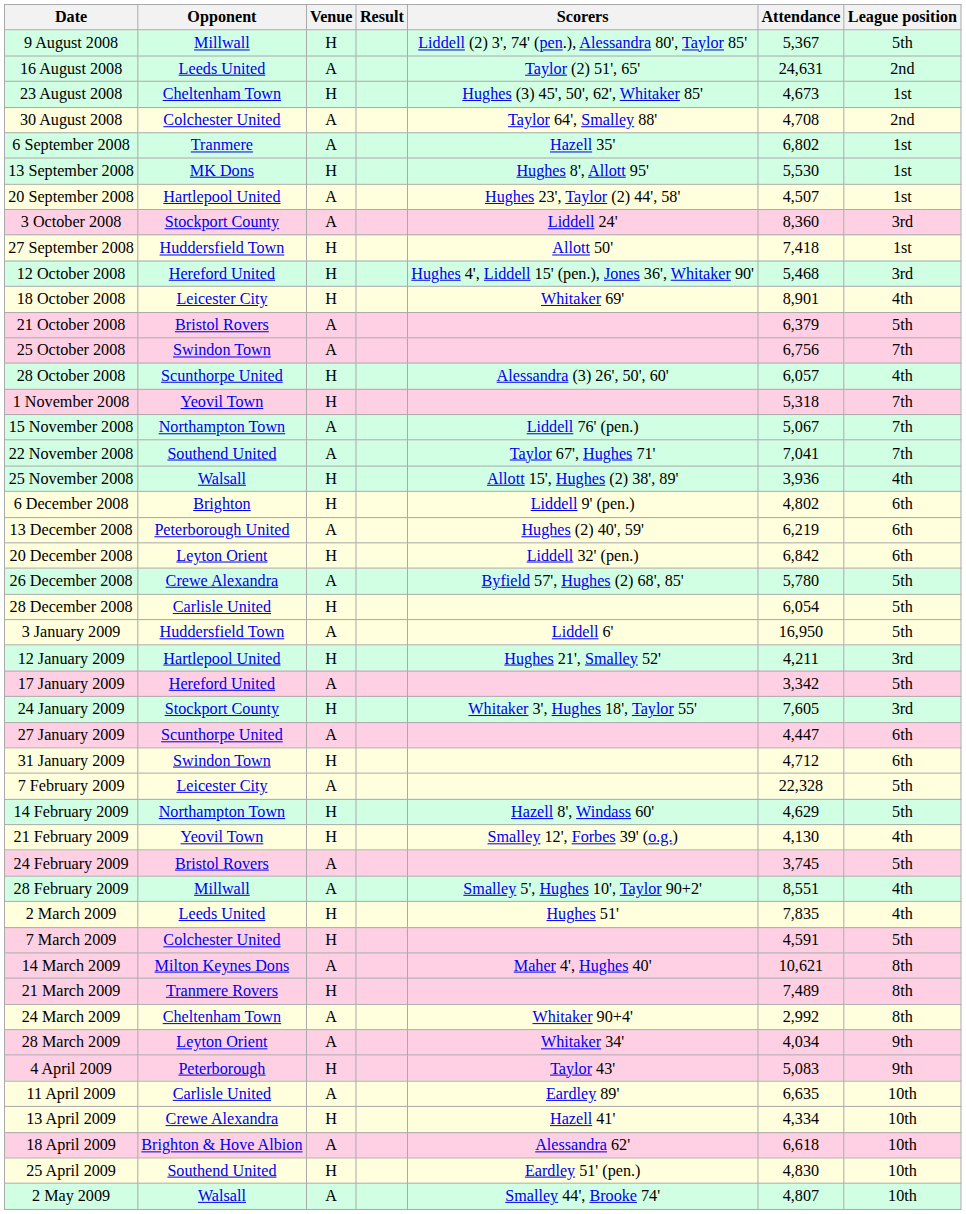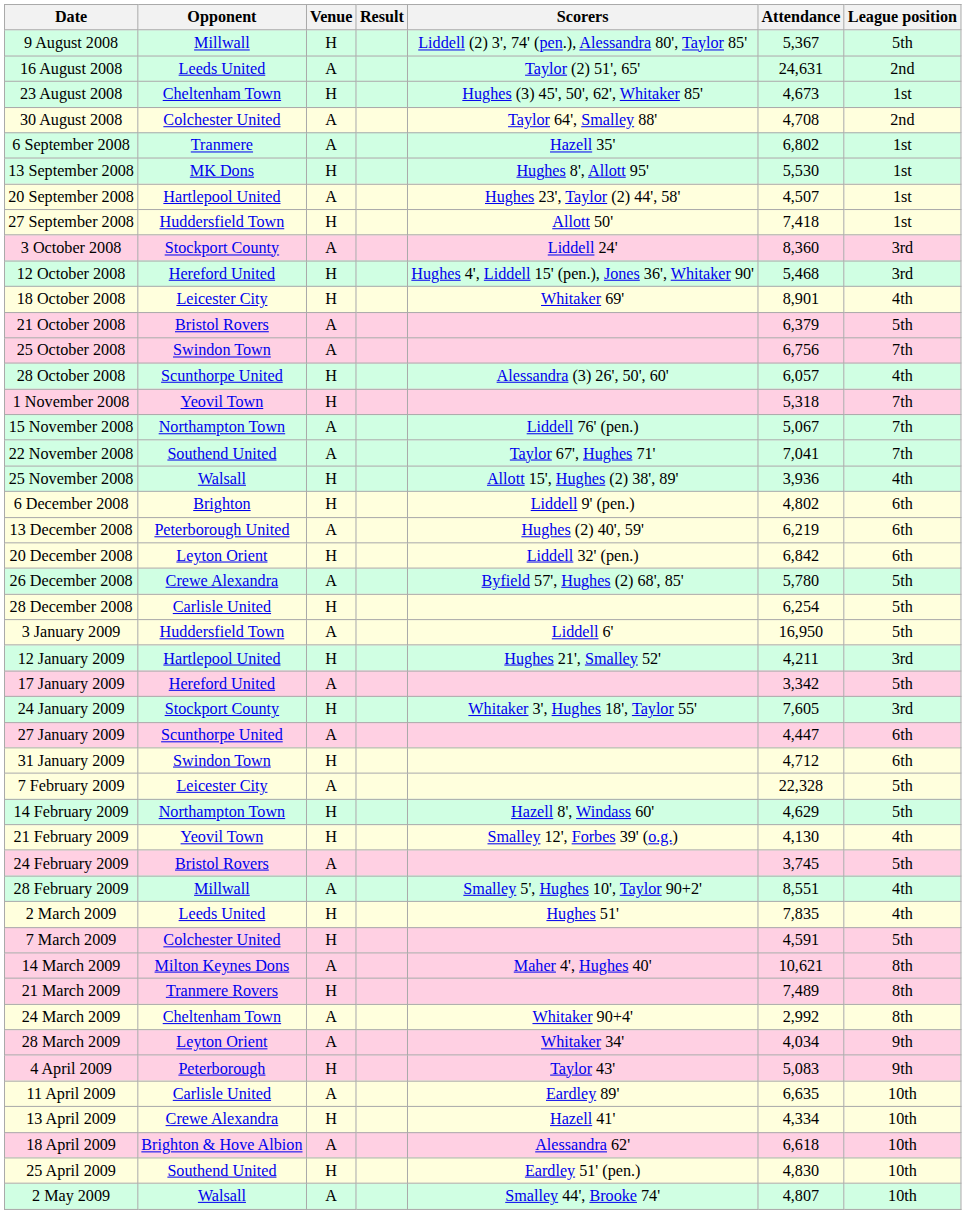rows swapped: (71, 247) <-> (71, 222)
(801, 606) 6,054 -> (801, 606) 6,254
